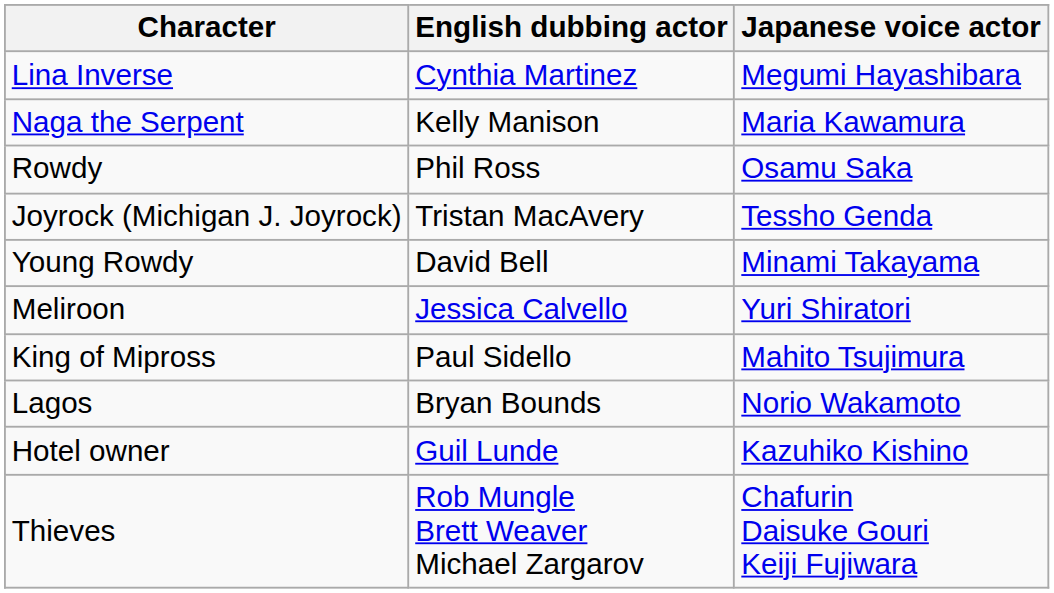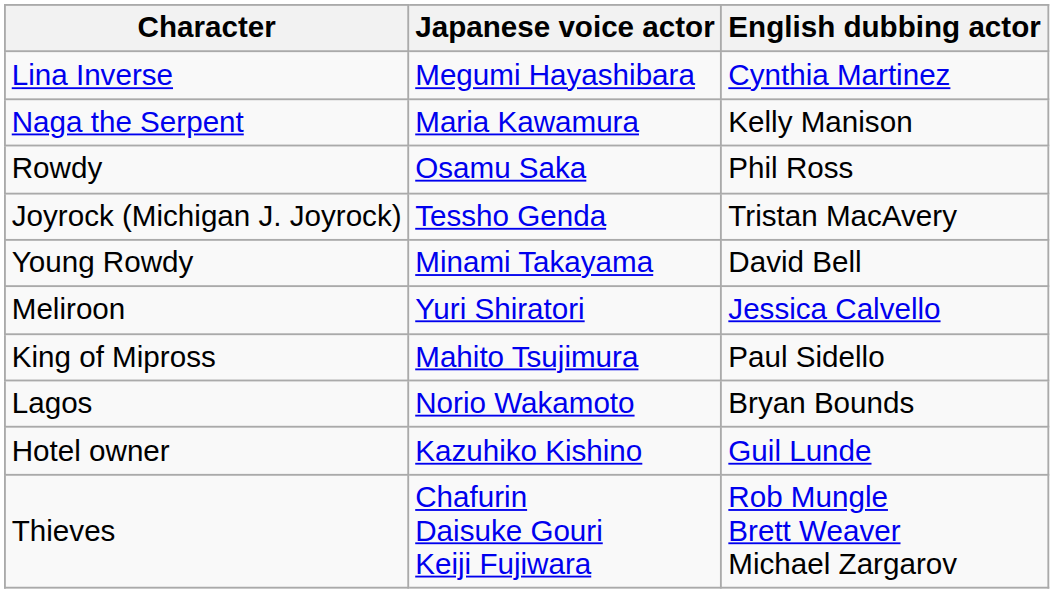columns swapped: (891, 27) <-> (571, 27)
